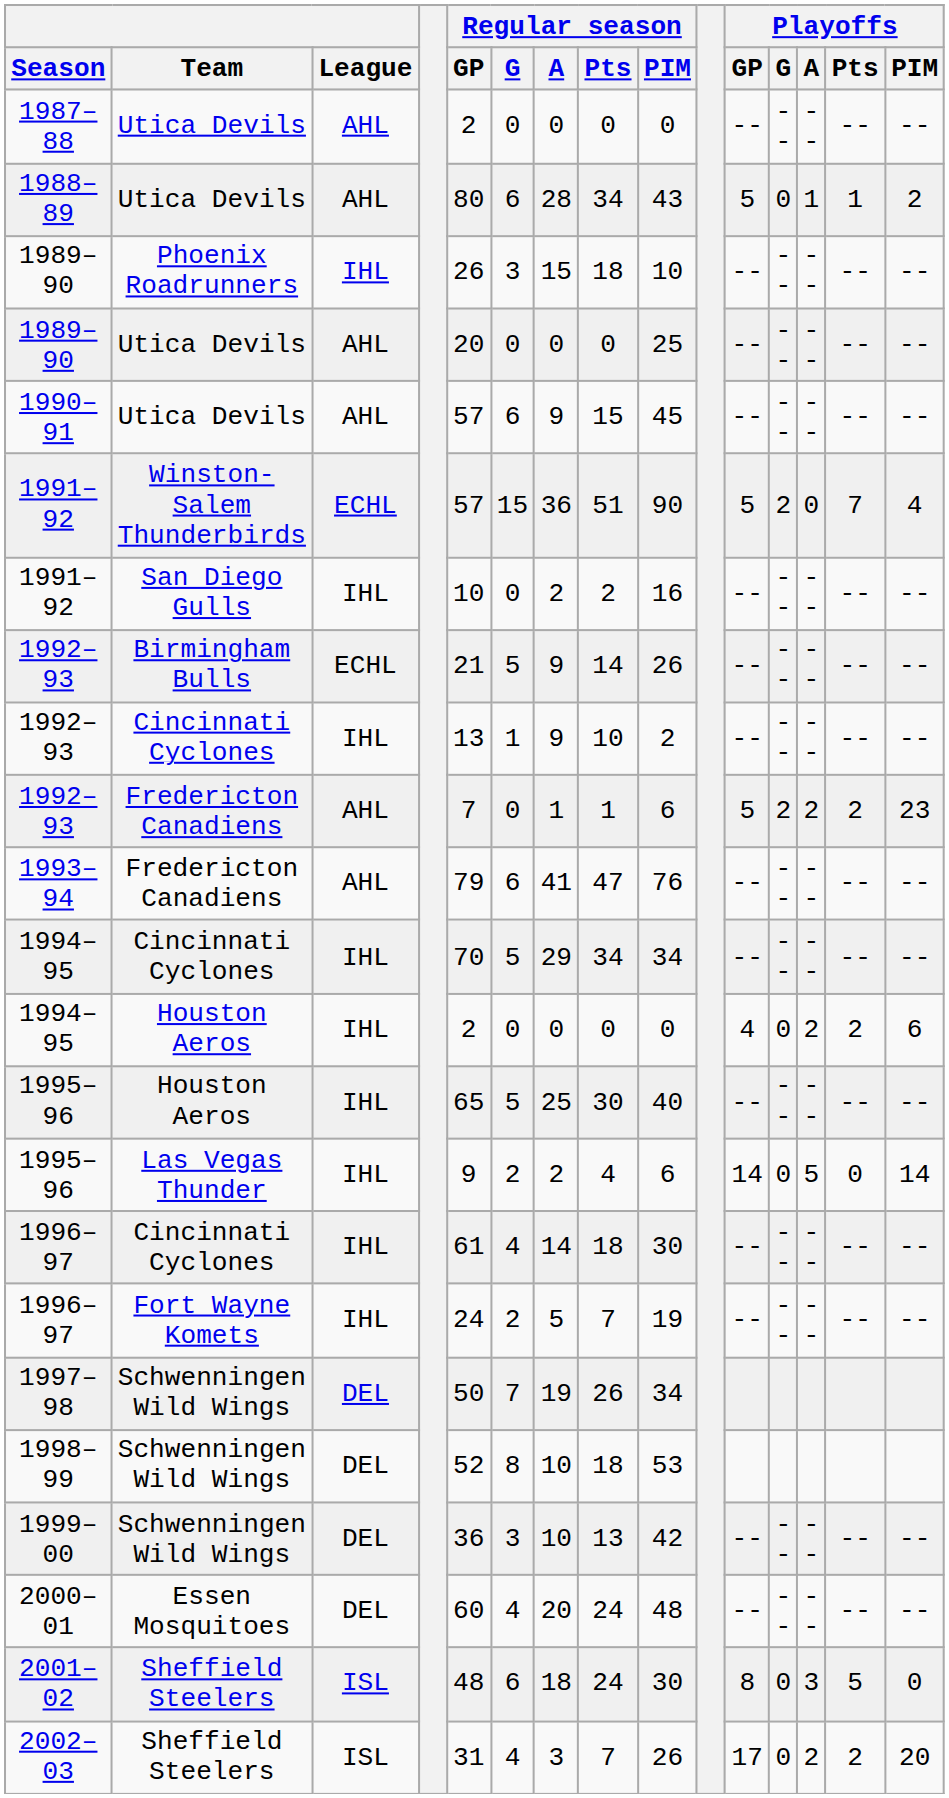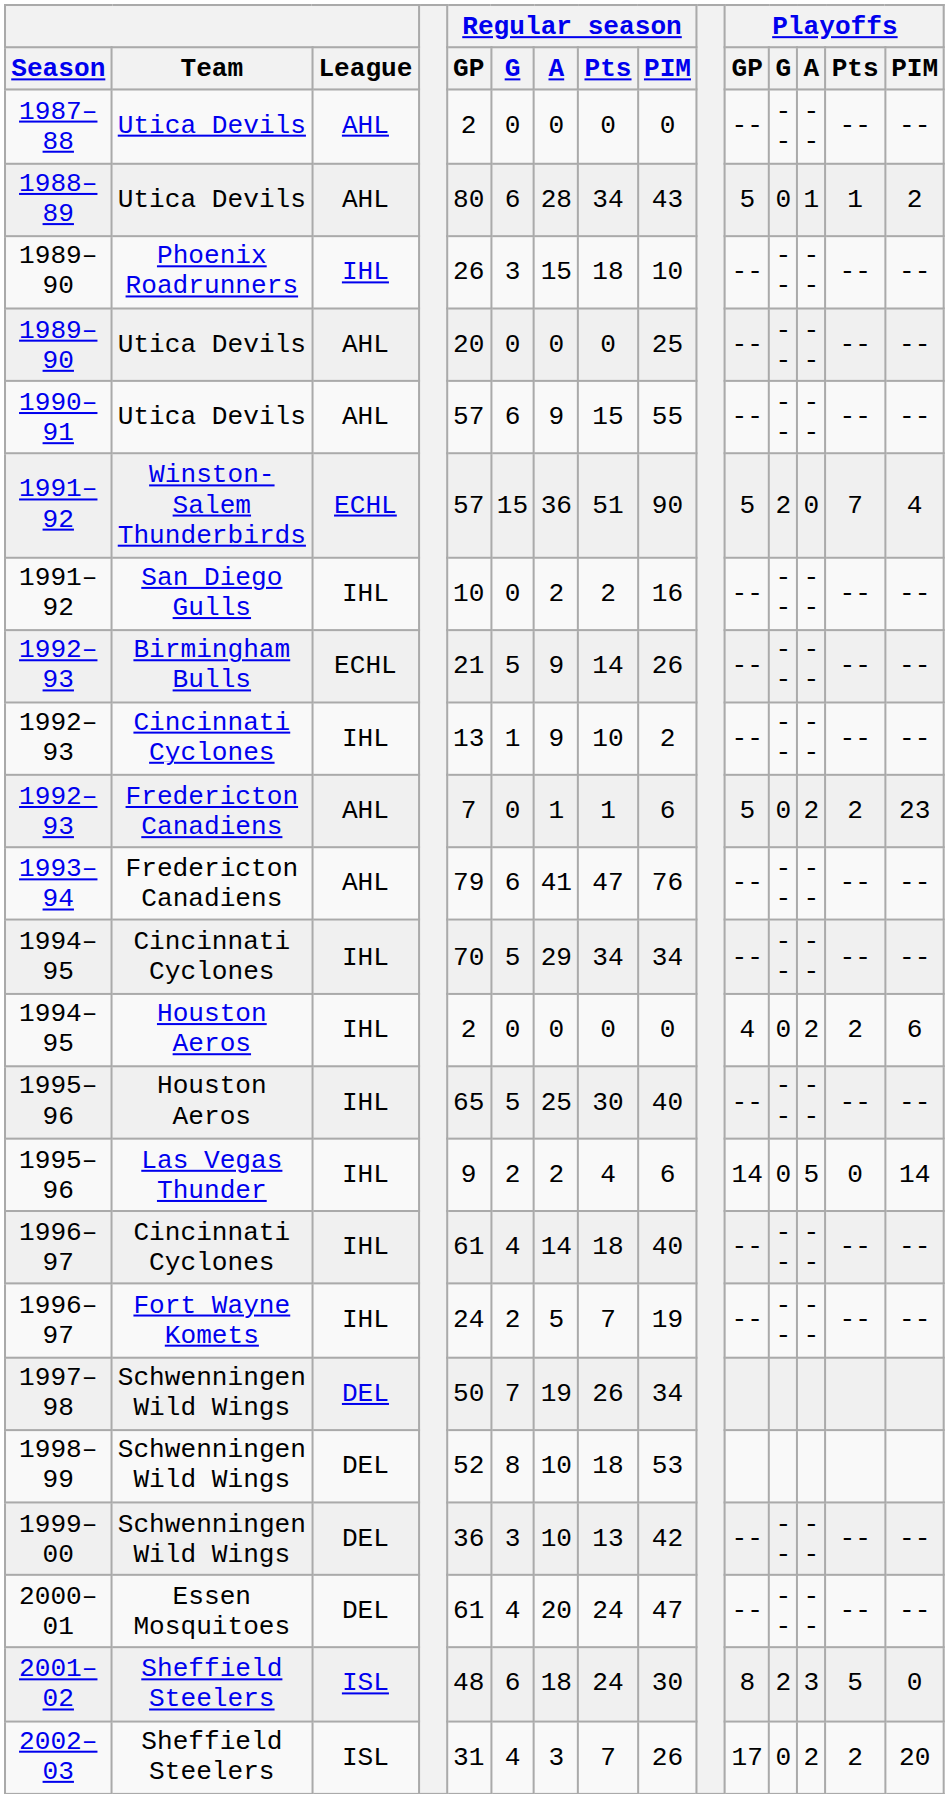(667, 417) 45 -> (667, 417) 55
(783, 811) 2 -> (783, 811) 0
(667, 1248) 30 -> (667, 1248) 40
(469, 1611) 60 -> (469, 1611) 61
(667, 1611) 48 -> (667, 1611) 47
(783, 1684) 0 -> (783, 1684) 2
